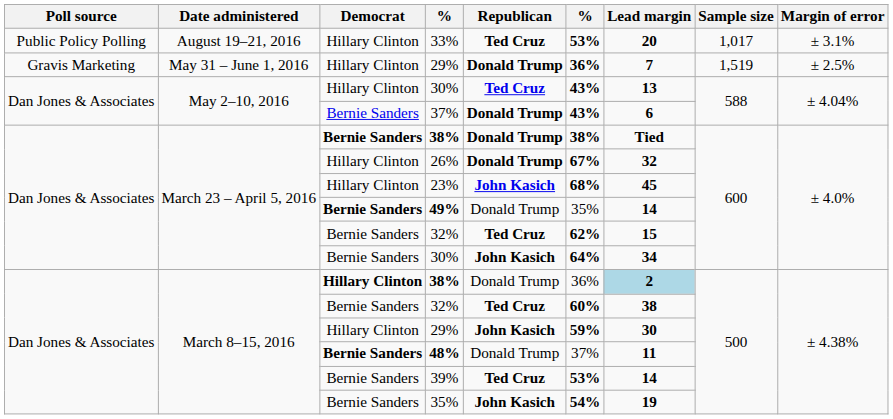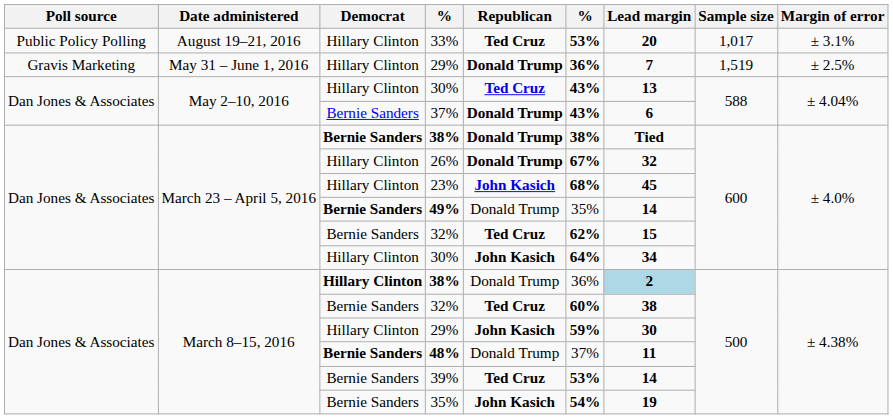(373, 257) Bernie Sanders -> (373, 257) Hillary Clinton
